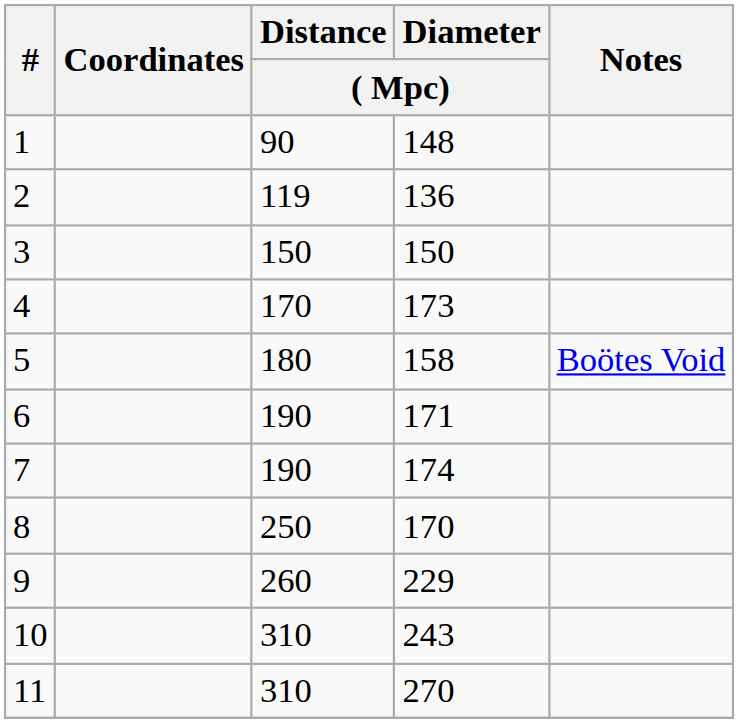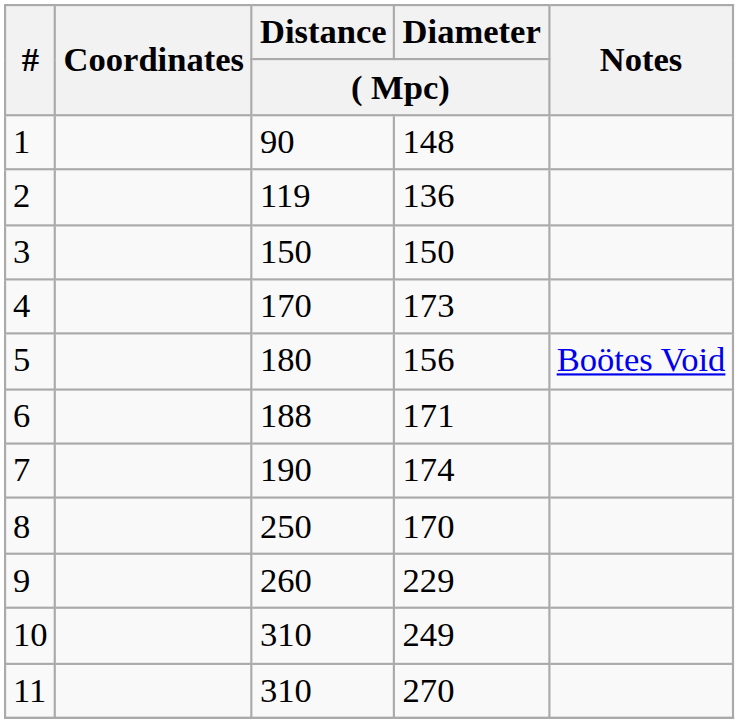(429, 360) 158 -> (429, 360) 156
(286, 415) 190 -> (286, 415) 188
(429, 634) 243 -> (429, 634) 249
